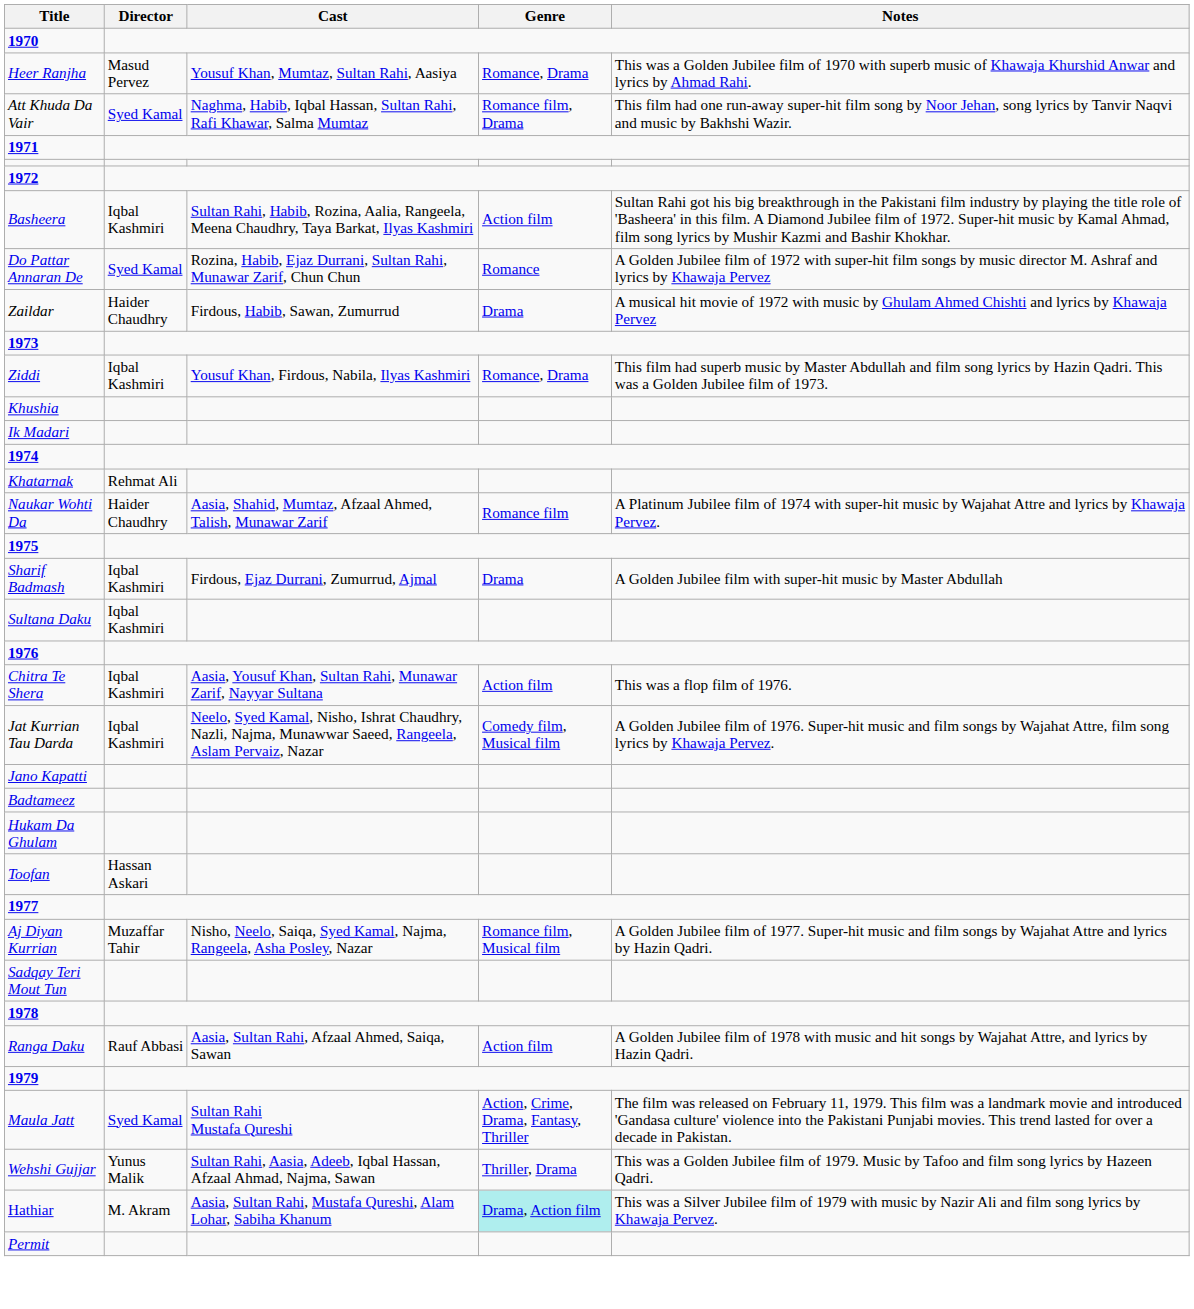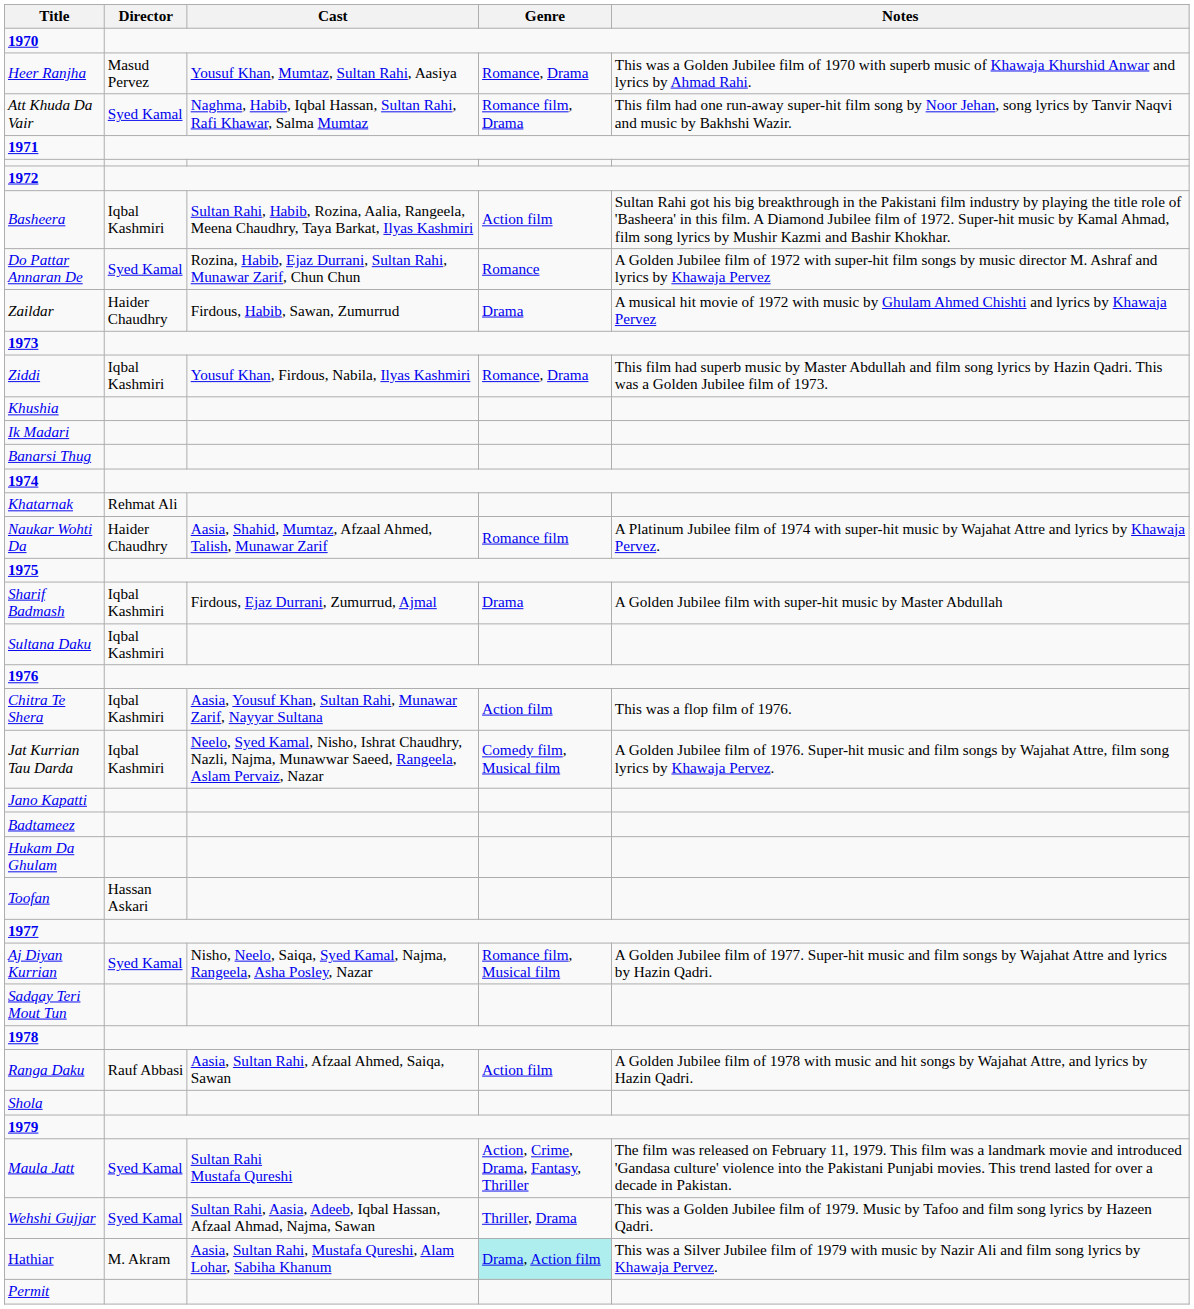+ row: (50, 456)
(136, 939) Muzaffar Tahir -> (145, 963) Syed Kamal
+ row: (25, 1102)
(127, 1169) Yunus Malik -> (145, 1217) Syed Kamal
